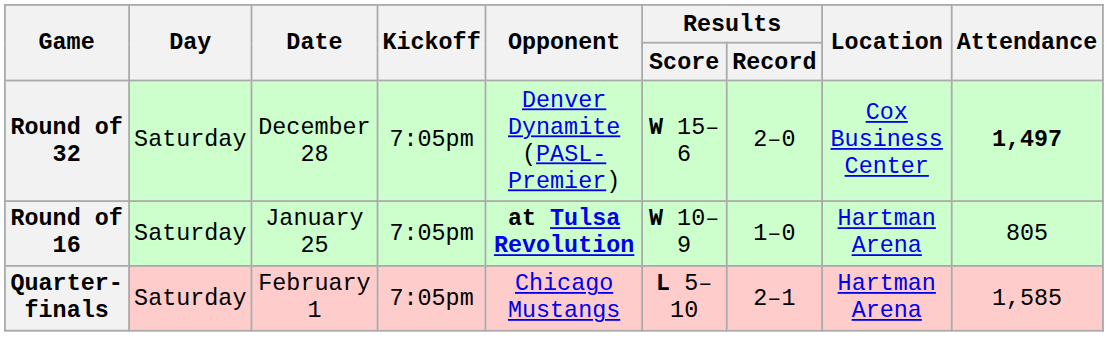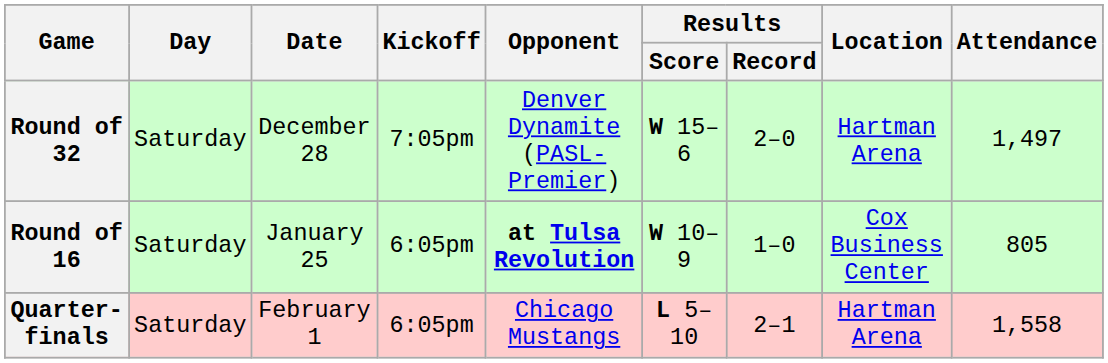(887, 141) Cox Business Center -> (887, 141) Hartman Arena
(1027, 141) bold -> (1027, 141) normal
(432, 233) 7:05pm -> (432, 246) 6:05pm
(887, 233) Hartman Arena -> (887, 246) Cox Business Center
(432, 298) 7:05pm -> (432, 325) 6:05pm
(1027, 298) 1,585 -> (1027, 325) 1,558
